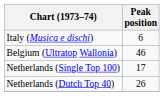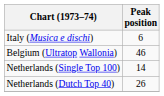(141, 68) 17 -> (141, 68) 14
